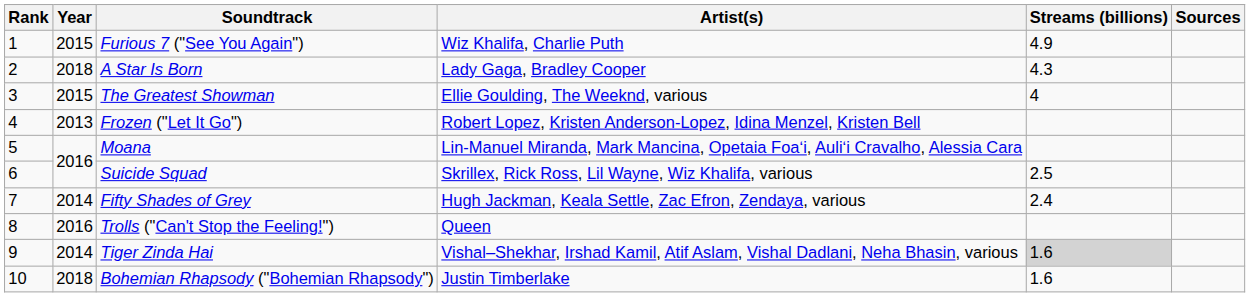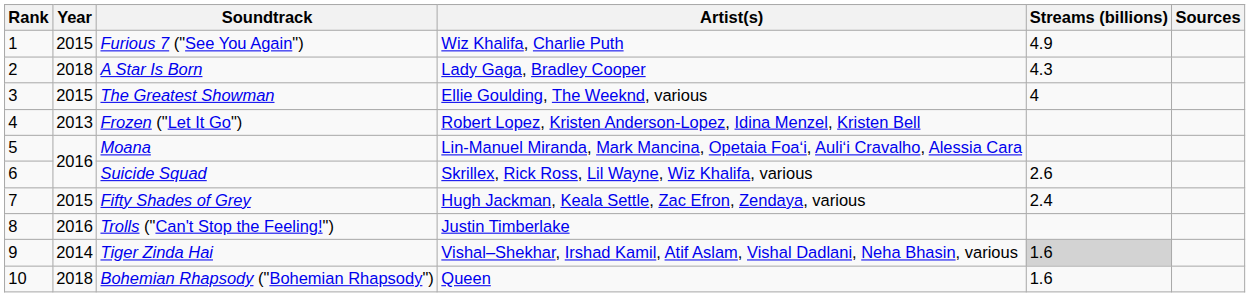(1041, 174) 2.5 -> (1041, 174) 2.6
(75, 200) 2014 -> (75, 200) 2015
(466, 226) Queen -> (505, 226) Justin Timberlake
(505, 278) Justin Timberlake -> (466, 278) Queen
